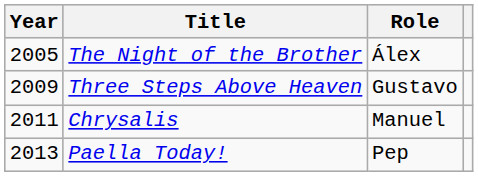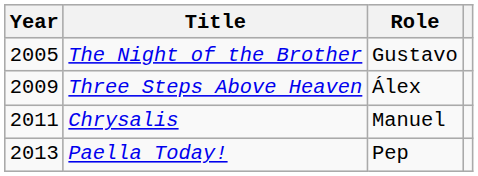(397, 55) Álex -> (415, 55) Gustavo
(415, 88) Gustavo -> (397, 88) Álex
